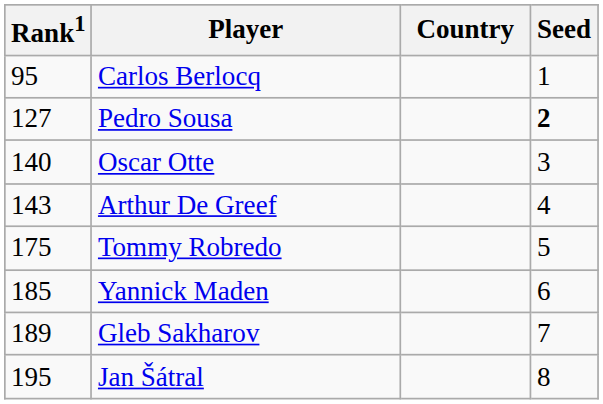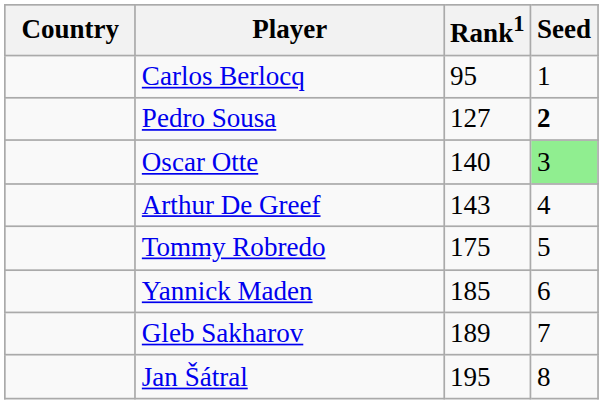columns swapped: (465, 29) <-> (48, 29)
(544, 161) no background -> (544, 161) lightgreen background
